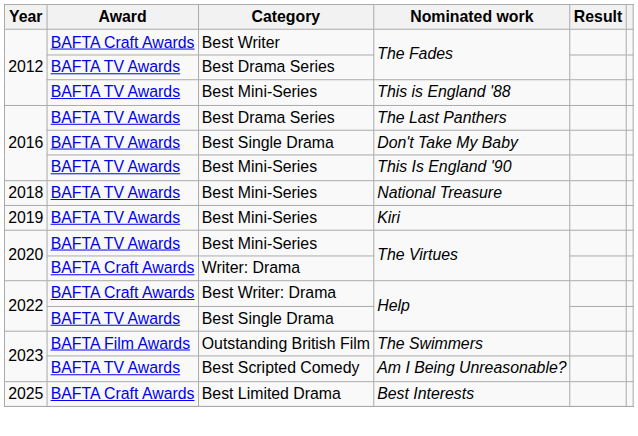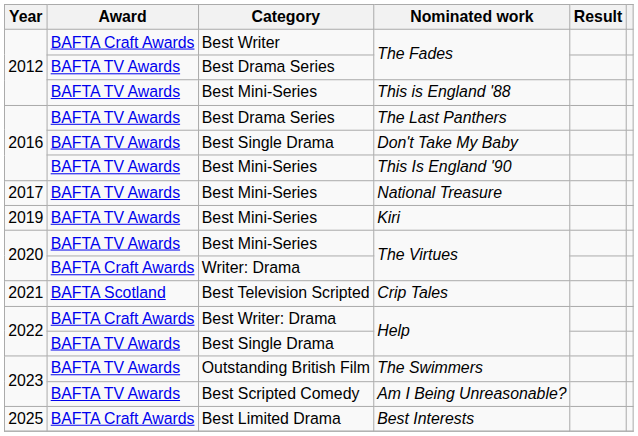(26, 192) 2018 -> (26, 192) 2017
+ row: (286, 293)
(120, 343) BAFTA Film Awards -> (115, 368) BAFTA TV Awards
